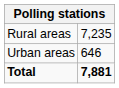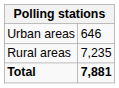rows swapped: (41, 53) <-> (39, 33)
